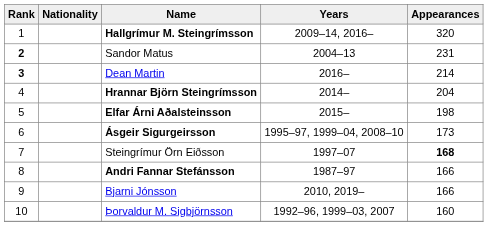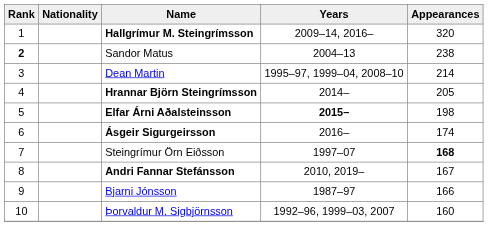(445, 53) 231 -> (445, 53) 238
(21, 73) bold -> (21, 73) normal
(334, 73) 2016– -> (334, 73) 1995–97, 1999–04, 2008–10
(445, 93) 204 -> (445, 93) 205
(334, 112) normal -> (334, 112) bold
(334, 132) 1995–97, 1999–04, 2008–10 -> (334, 132) 2016–
(445, 132) 173 -> (445, 132) 174
(334, 172) 1987–97 -> (334, 172) 2010, 2019–
(445, 172) 166 -> (445, 172) 167
(334, 191) 2010, 2019– -> (334, 191) 1987–97
